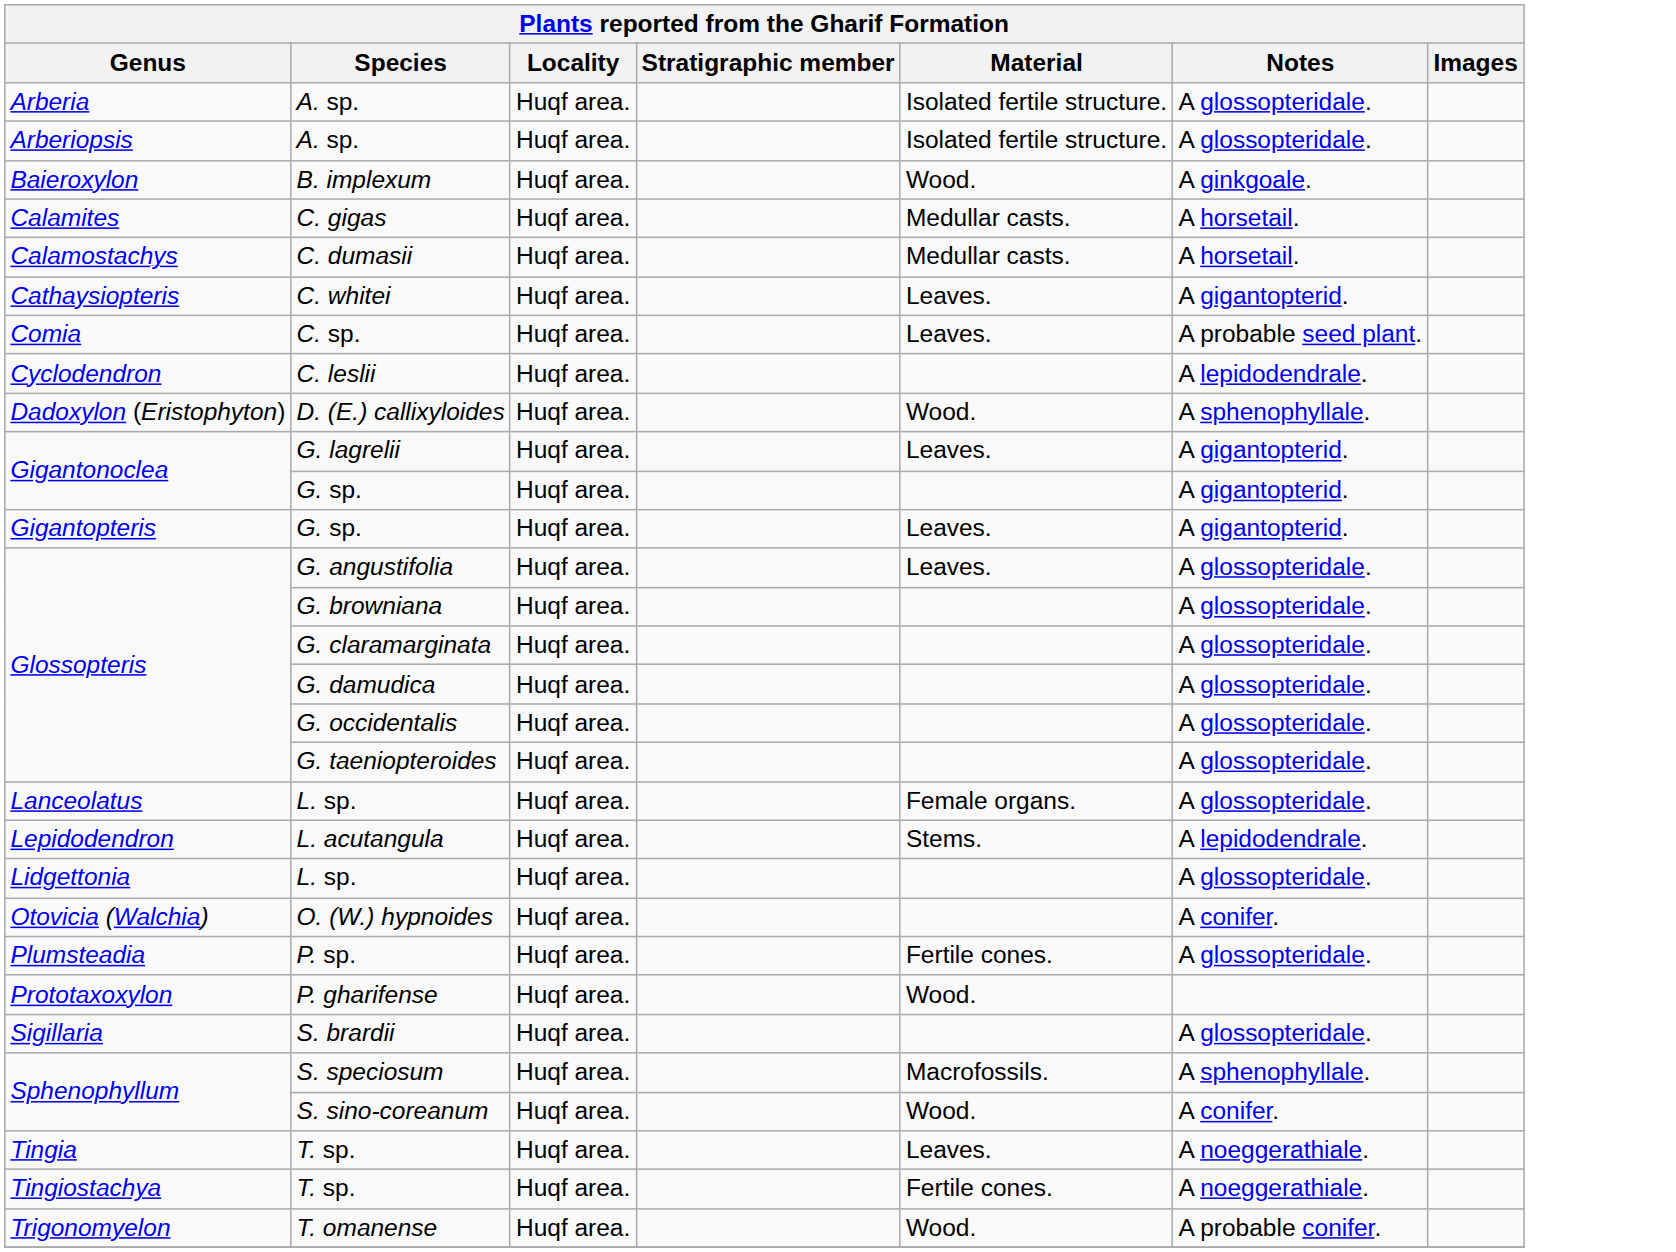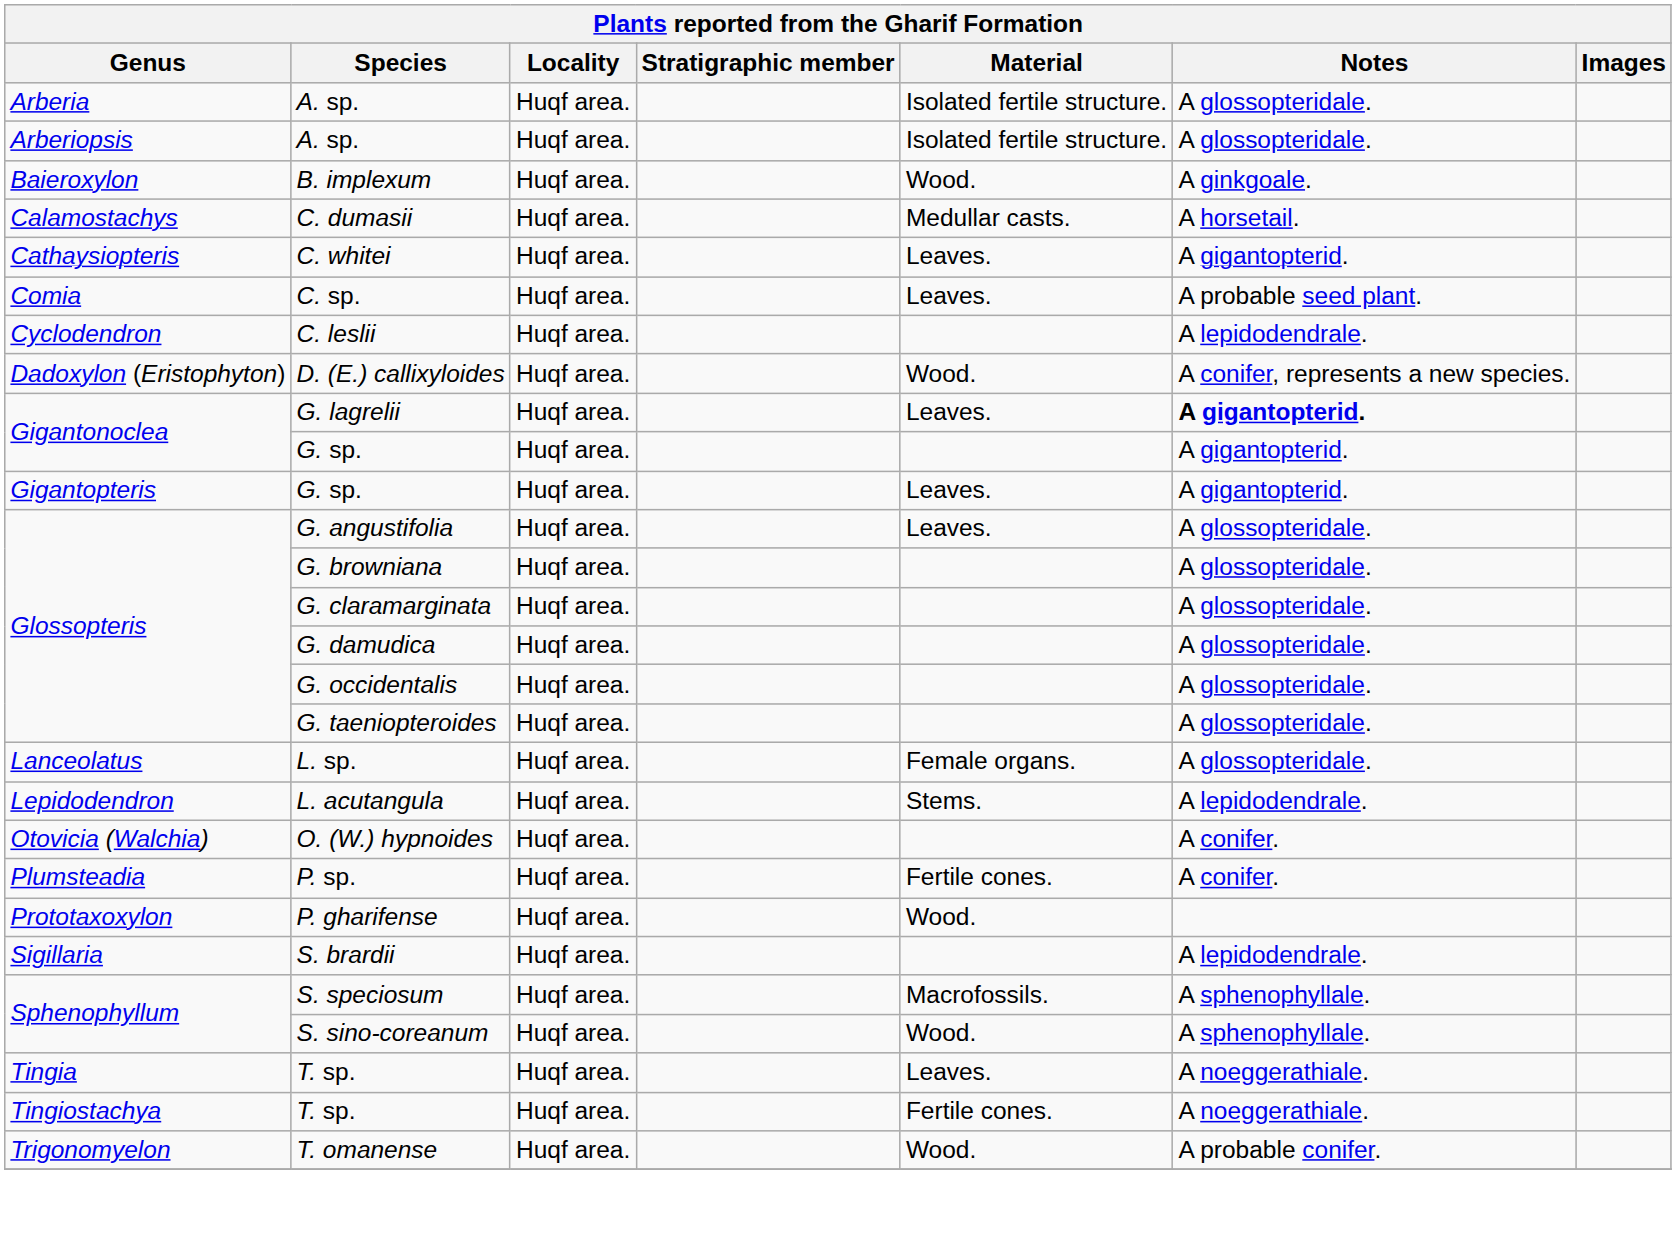- row: (65, 218)
(1274, 412) A sphenophyllale. -> (1374, 373) A conifer, represents a new species.
(1264, 450) normal -> (1272, 412) bold
- row: (70, 878)
(1275, 955) A glossopteridale. -> (1229, 878) A conifer.
(1275, 1033) A glossopteridale. -> (1273, 955) A lepidodendrale.
(1229, 1110) A conifer. -> (1274, 1033) A sphenophyllale.
